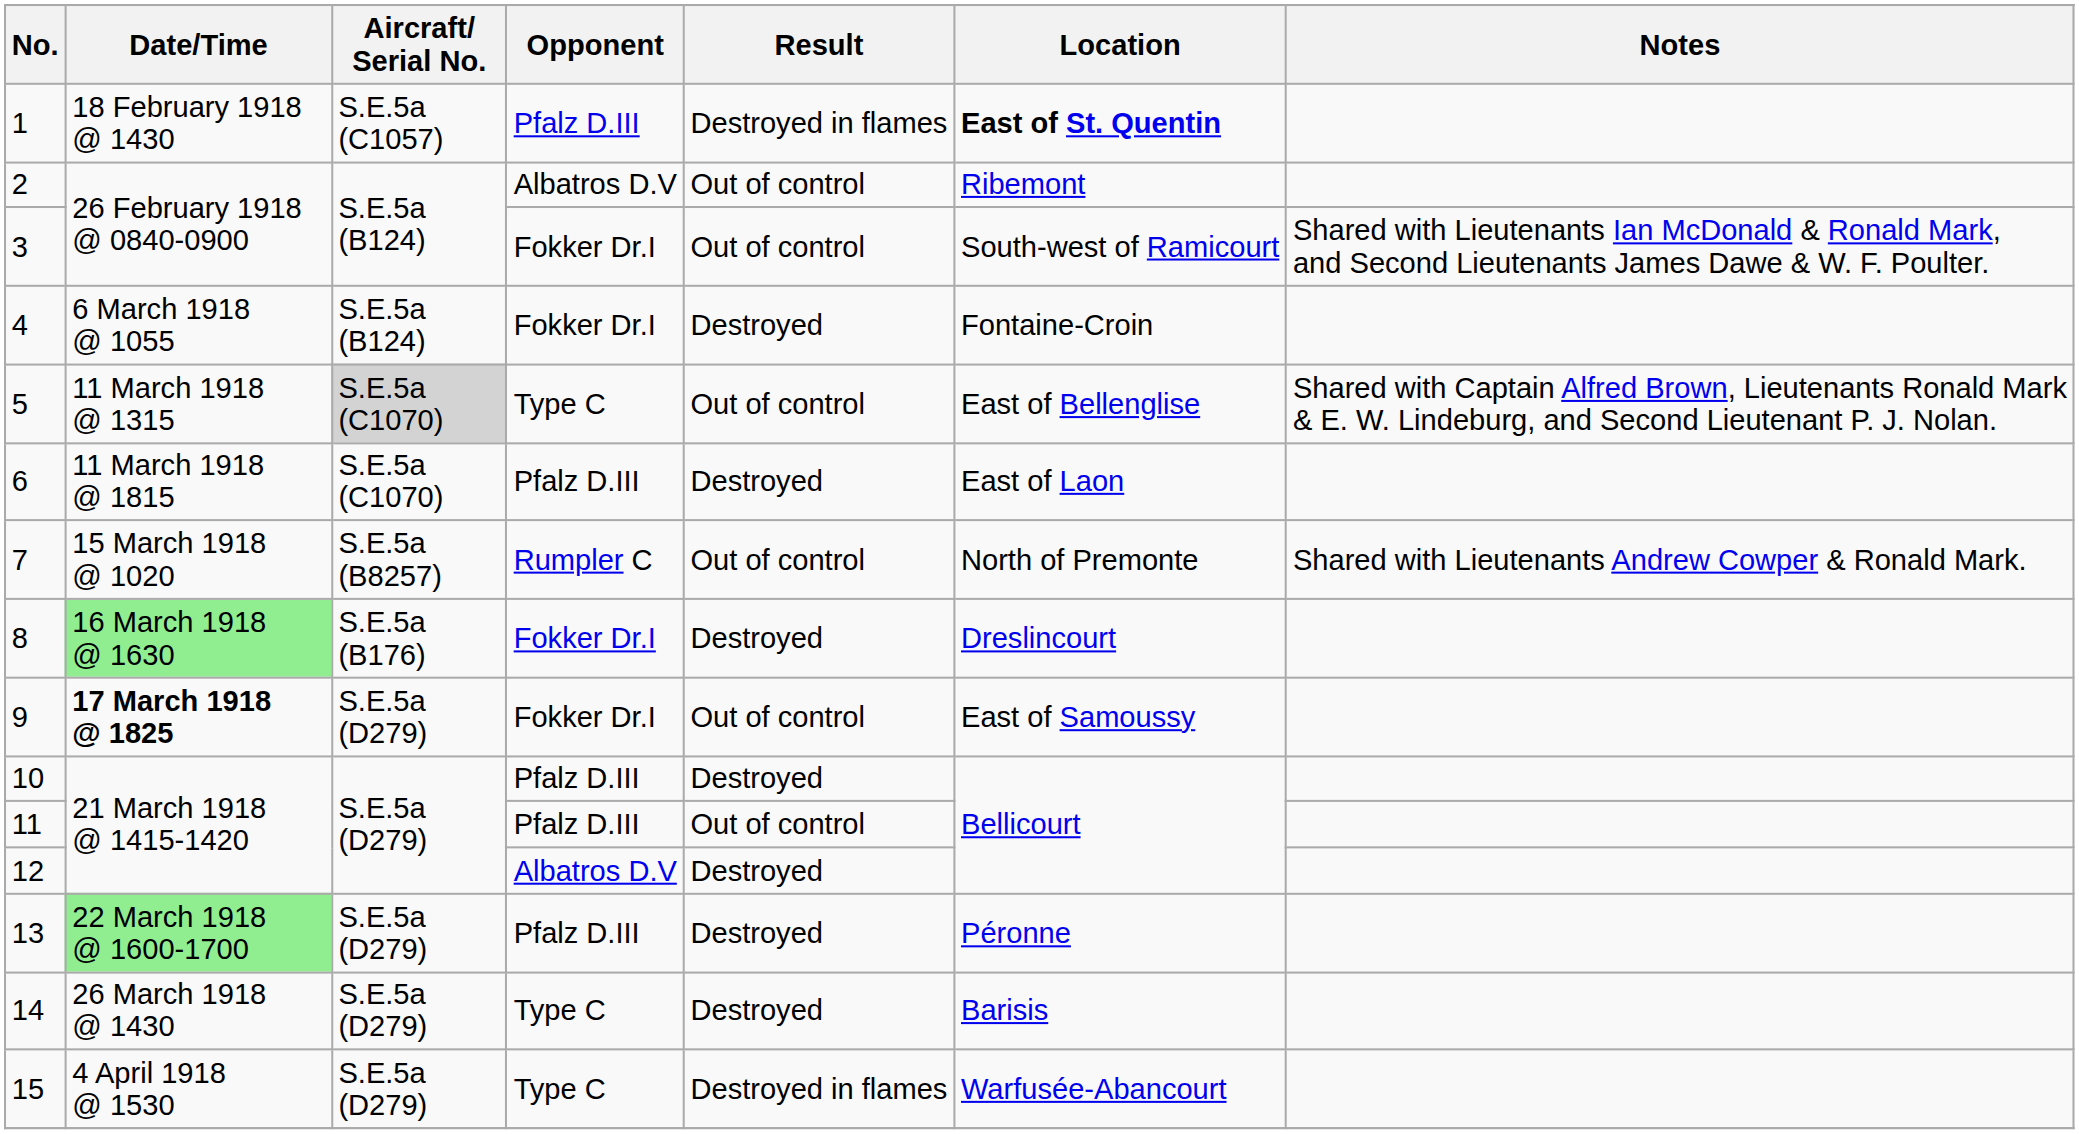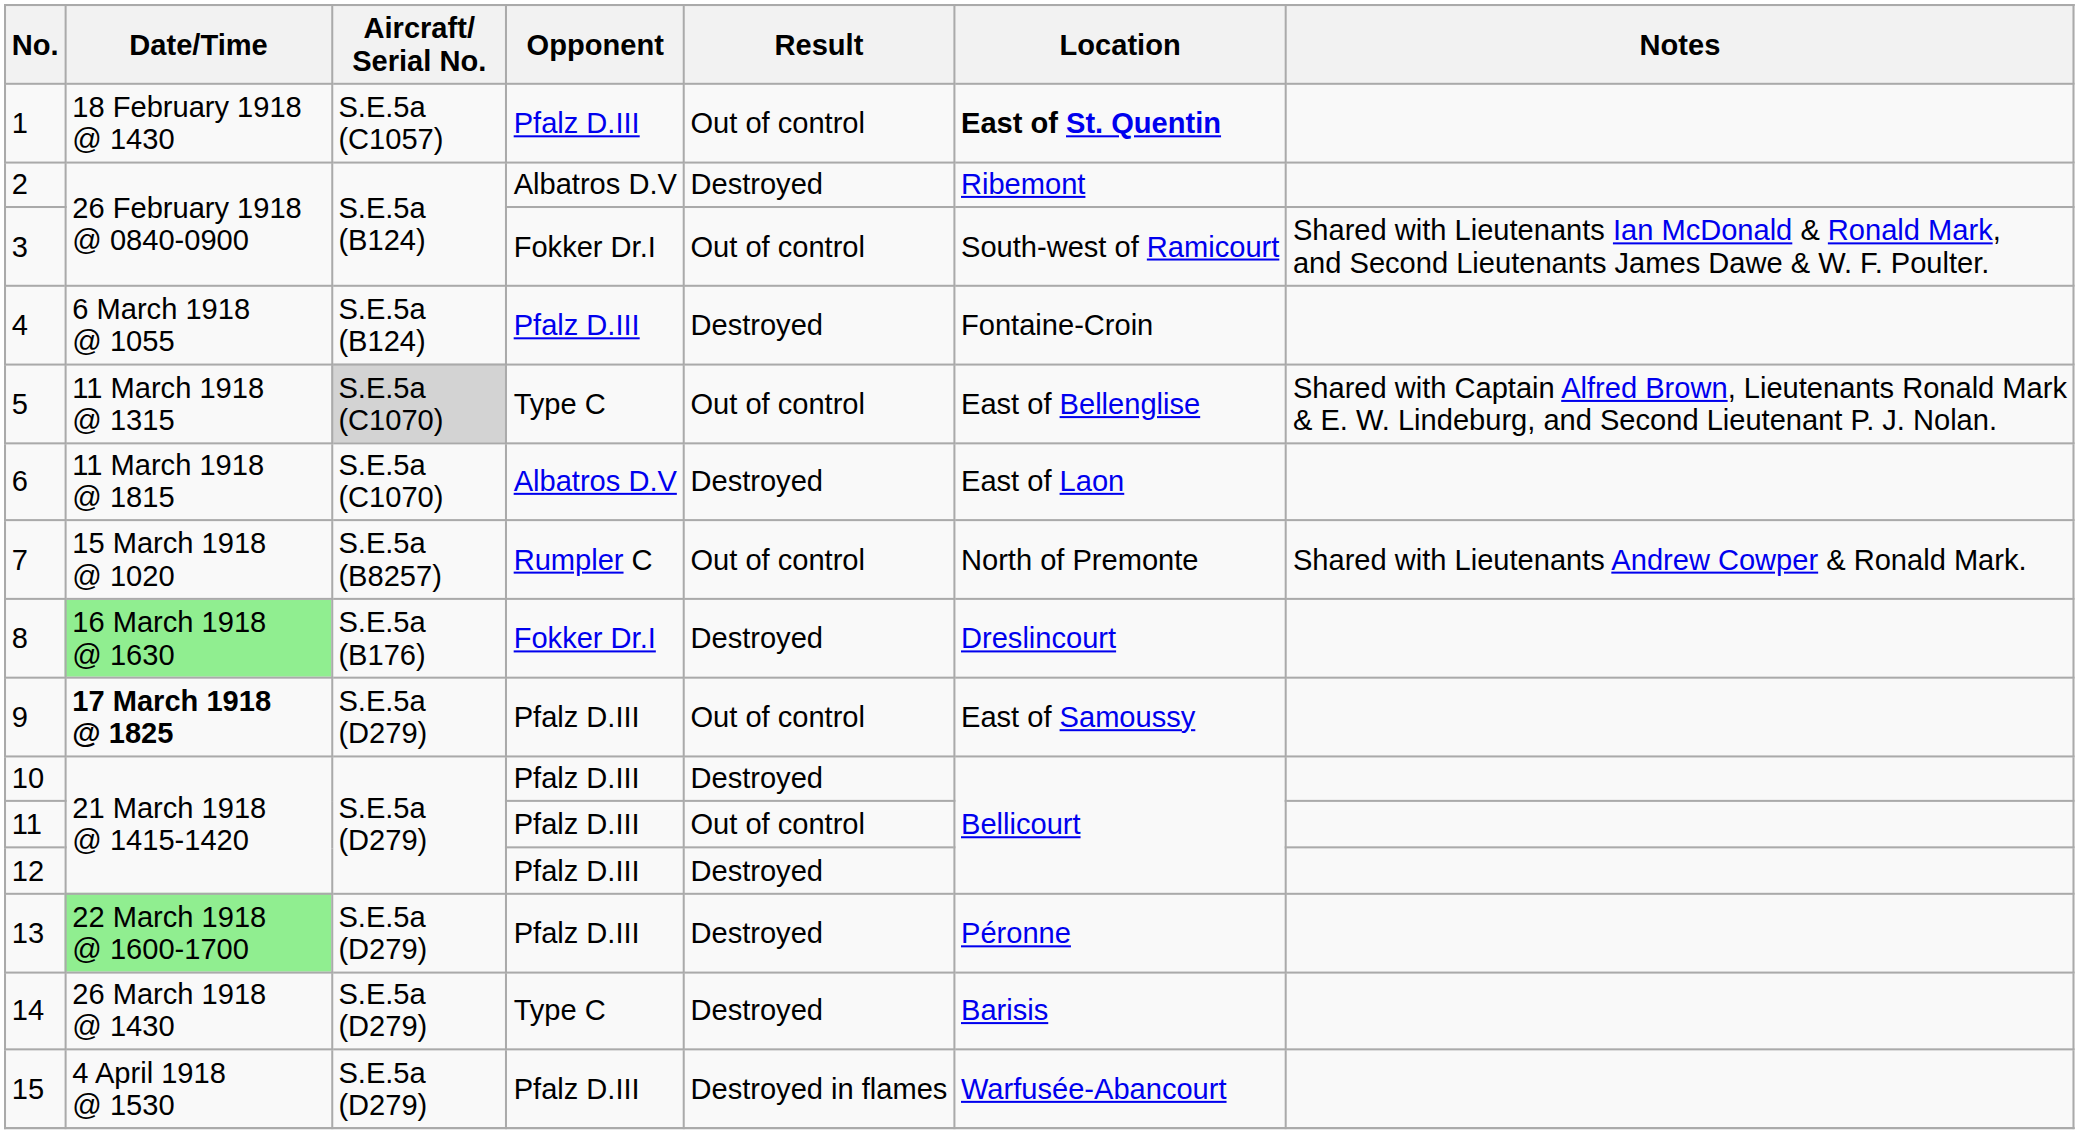(819, 123) Destroyed in flames -> (778, 123) Out of control
(778, 185) Out of control -> (757, 185) Destroyed
(585, 325) Fokker Dr.I -> (577, 325) Pfalz D.III
(577, 482) Pfalz D.III -> (595, 482) Albatros D.V
(585, 717) Fokker Dr.I -> (577, 717) Pfalz D.III
(595, 871) Albatros D.V -> (577, 871) Pfalz D.III
(560, 1089) Type C -> (577, 1089) Pfalz D.III
